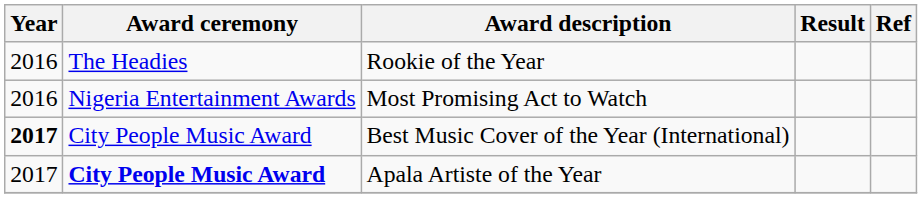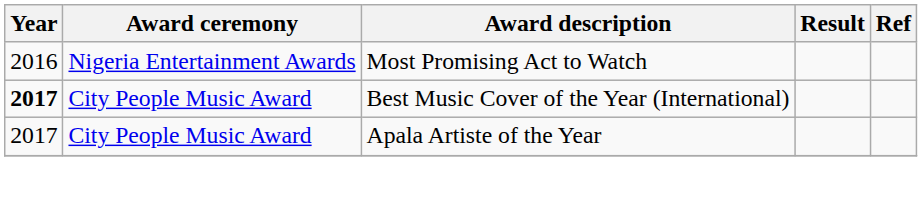- row: (455, 60)
(197, 173) bold -> (190, 135) normal
